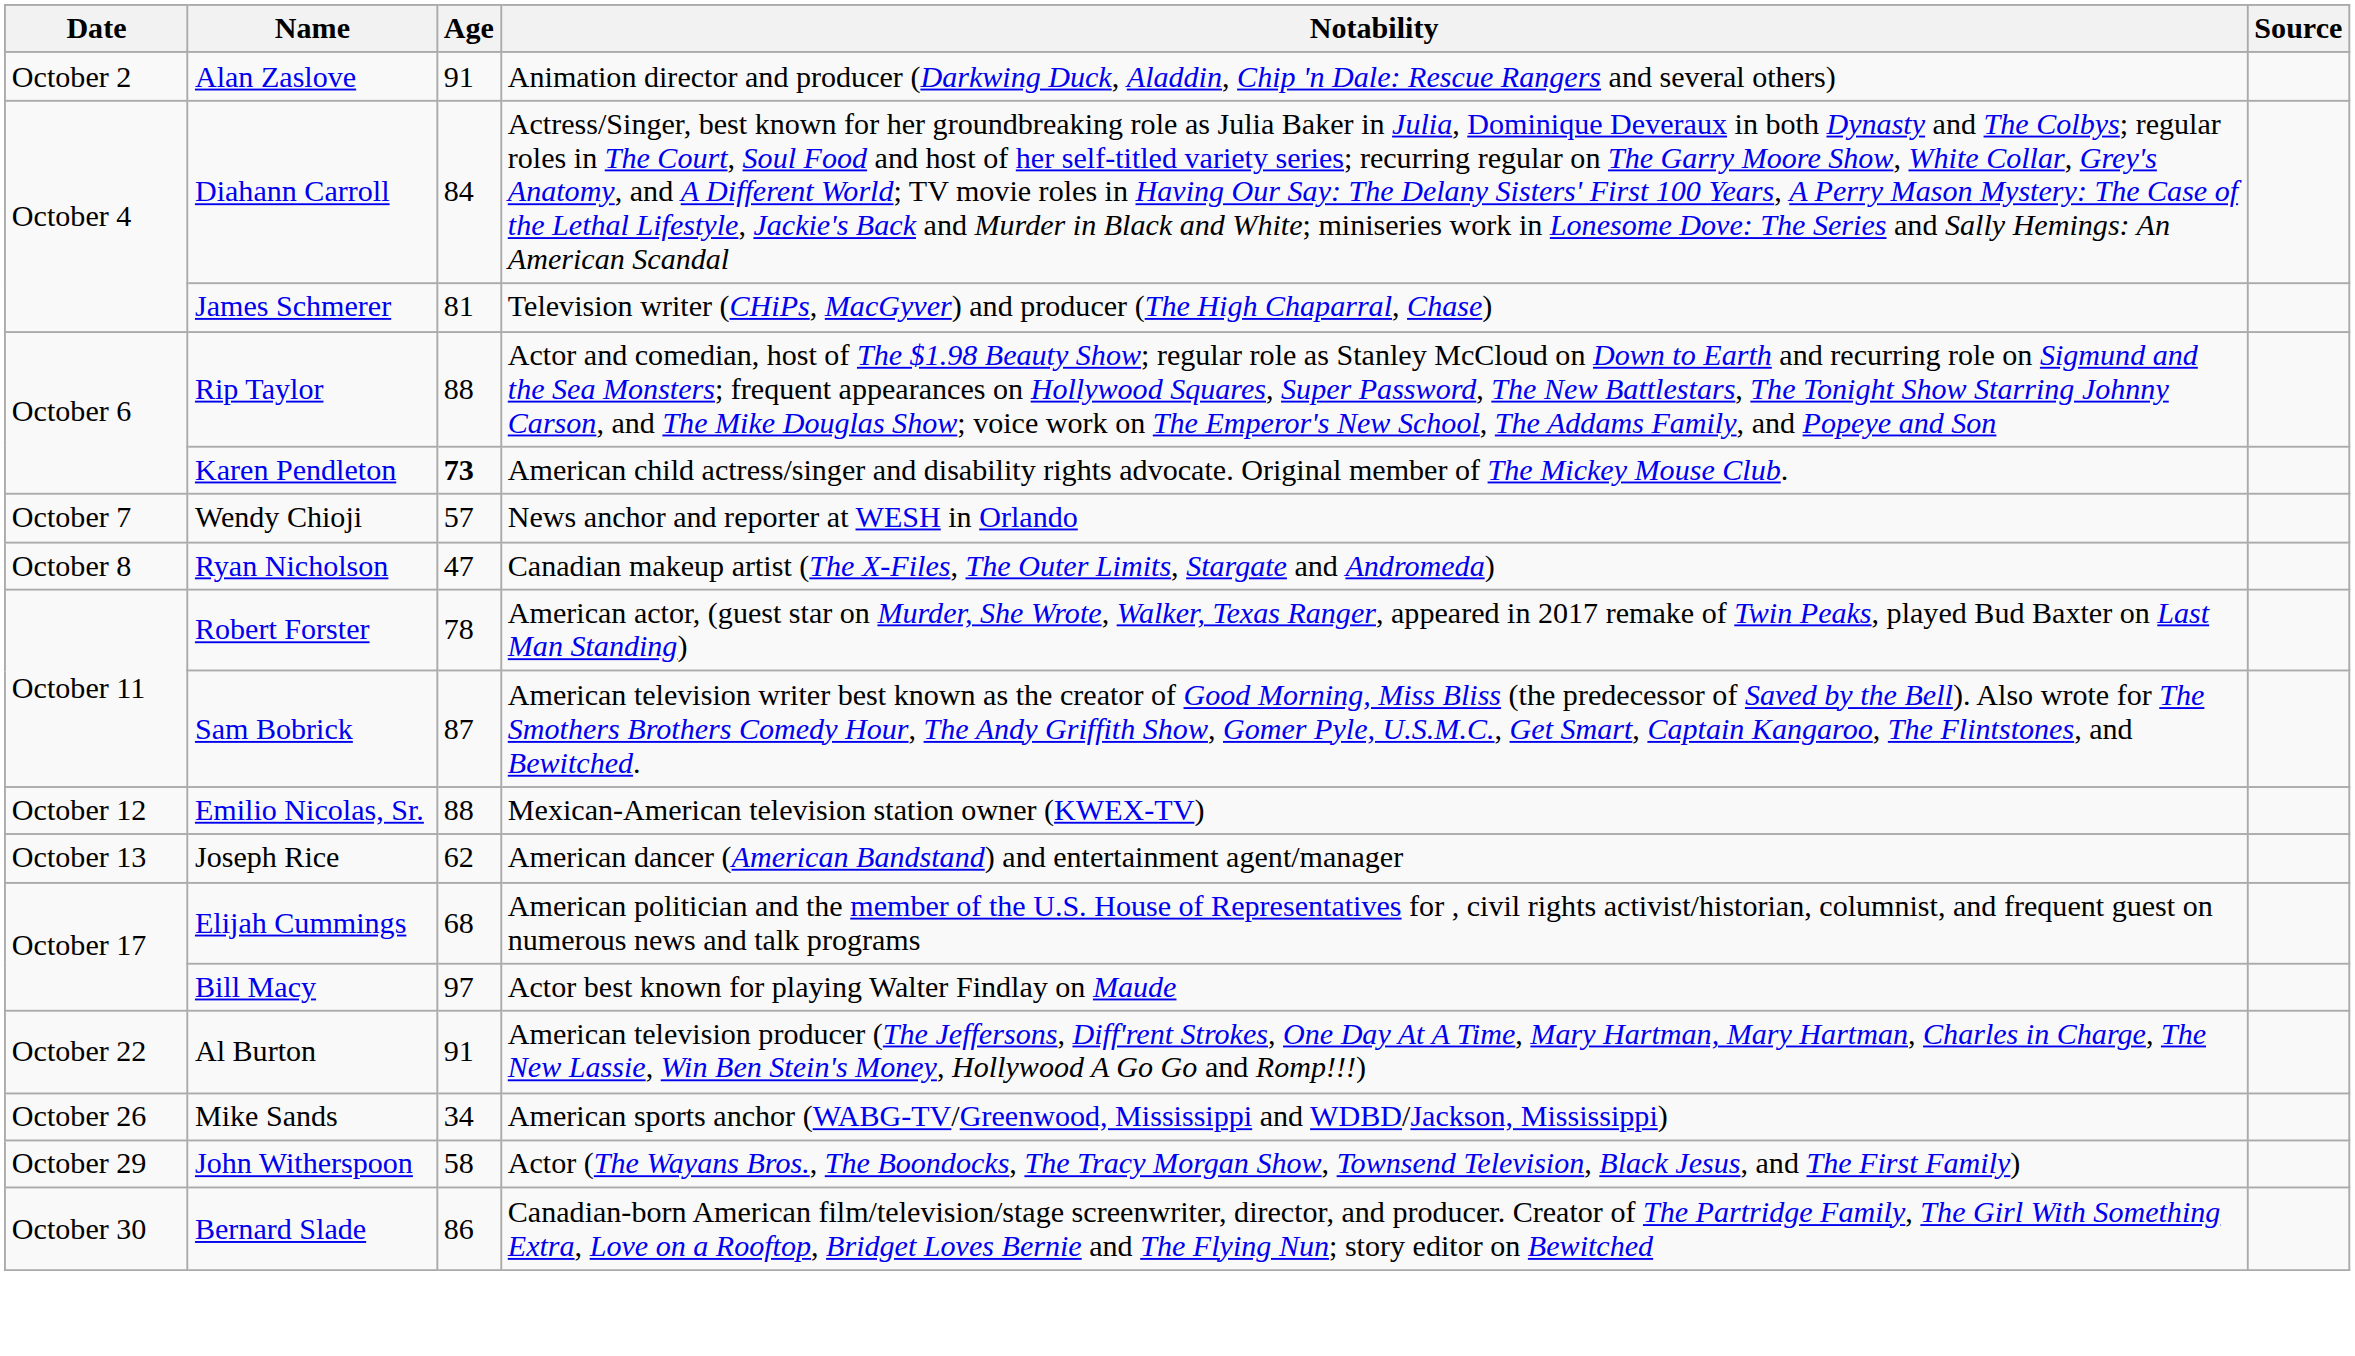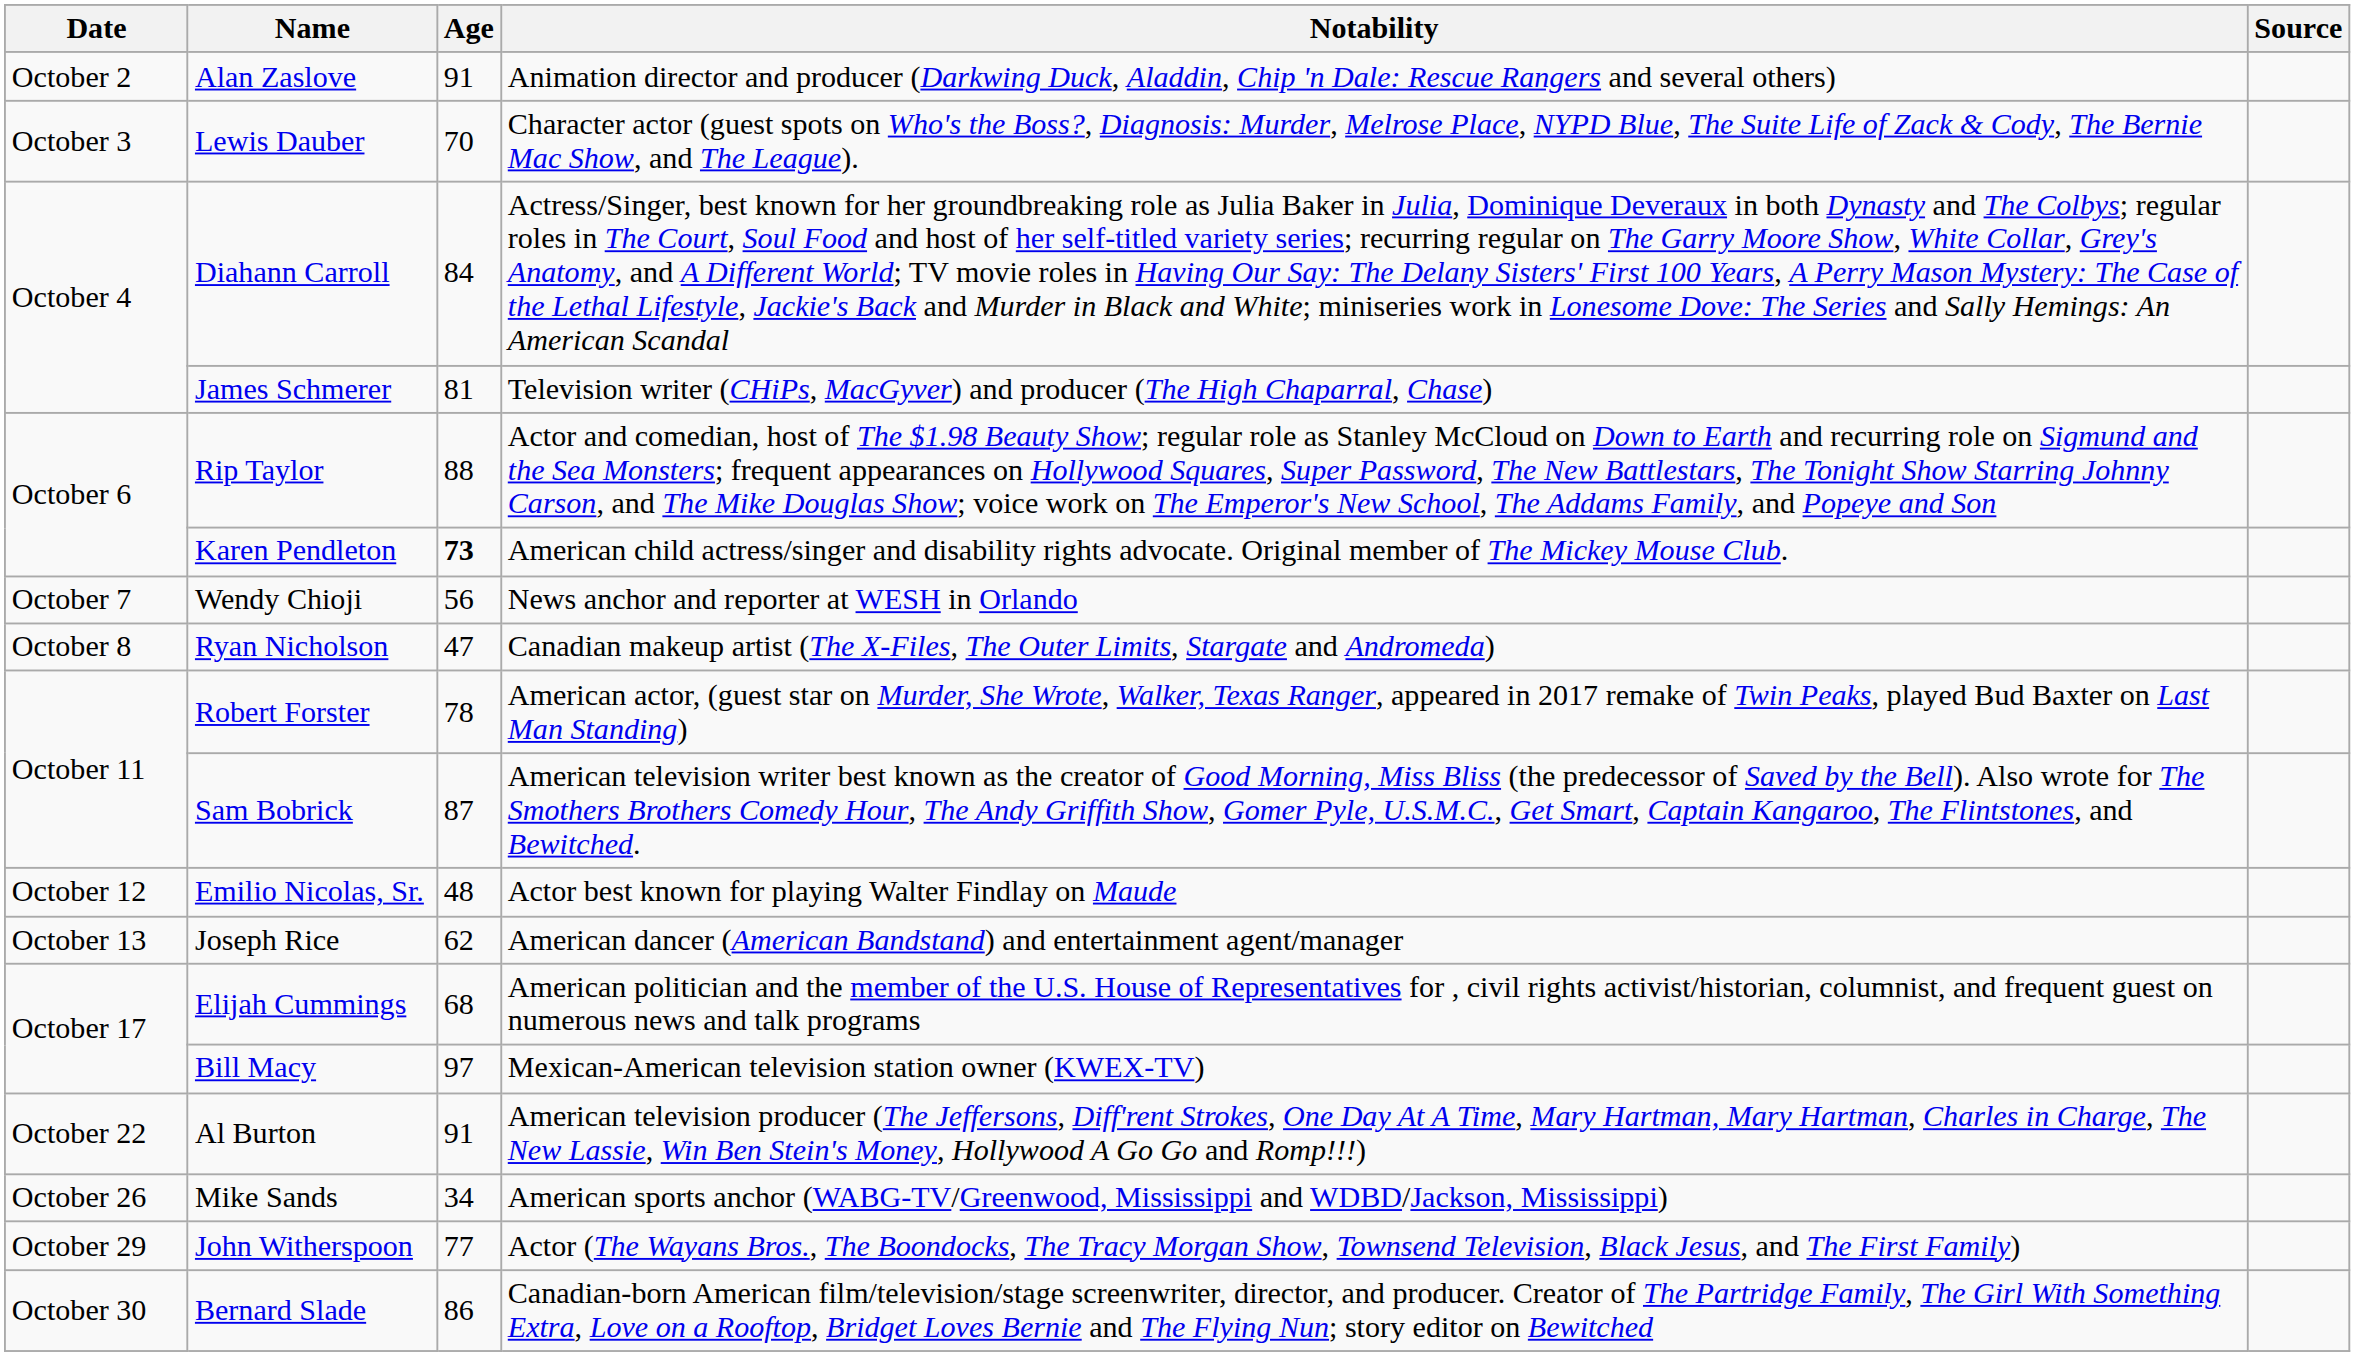+ row: (280, 140)
(459, 517) 57 -> (459, 599) 56
(459, 809) 88 -> (459, 891) 48
(856, 809) Mexican-American television station owner (KWEX-TV) -> (842, 891) Actor best known for playing Walter Findlay on Maude
(842, 986) Actor best known for playing Walter Findlay on Maude -> (856, 1068) Mexican-American television station owner (KWEX-TV)
(459, 1163) 58 -> (459, 1245) 77
